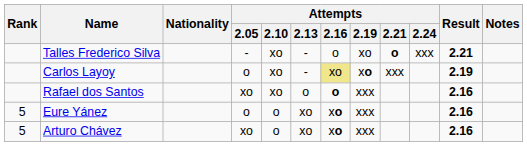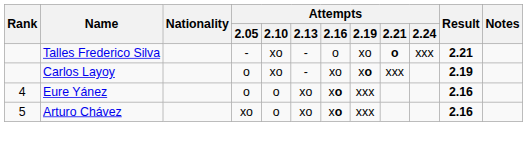(335, 72) khaki background -> (335, 72) no background
- row: (93, 92)
(22, 111) 5 -> (22, 92) 4
